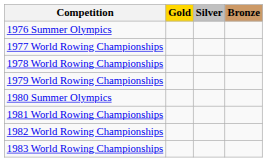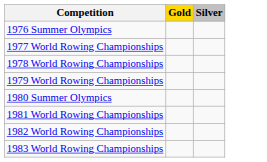- column: (244, 13)
